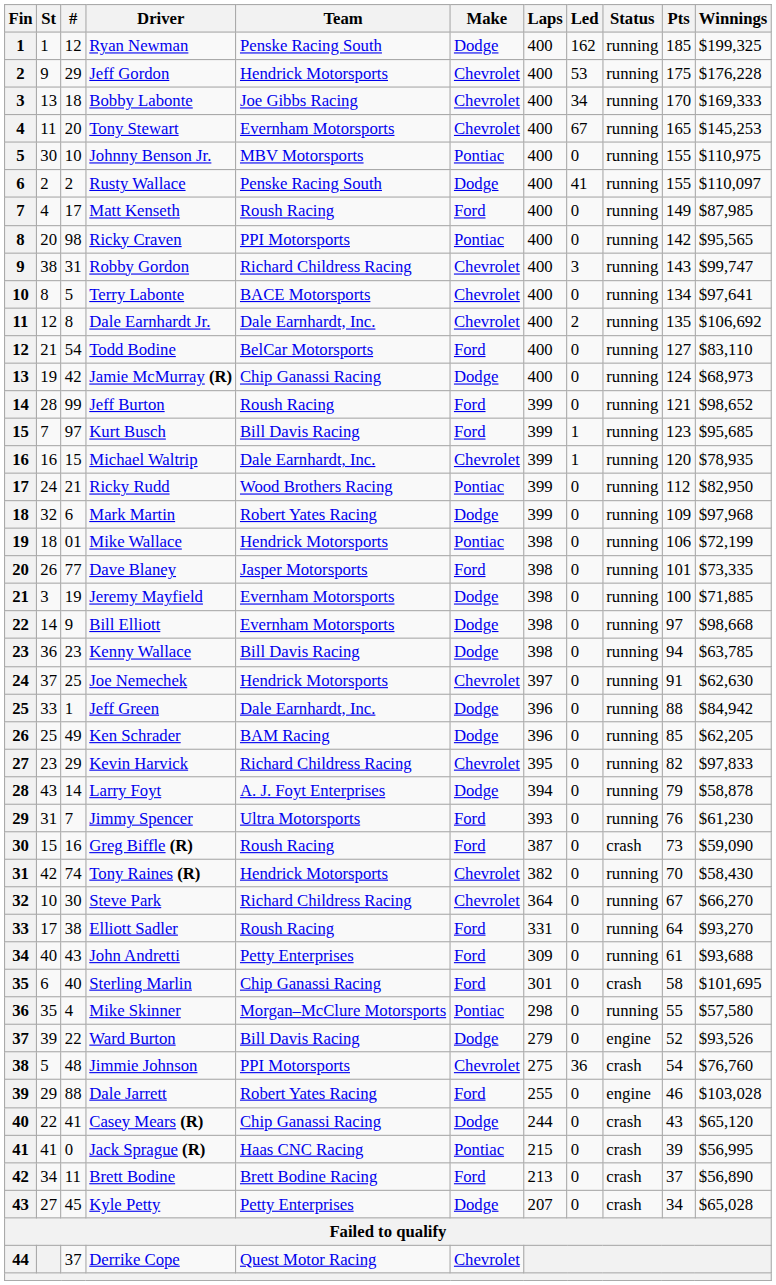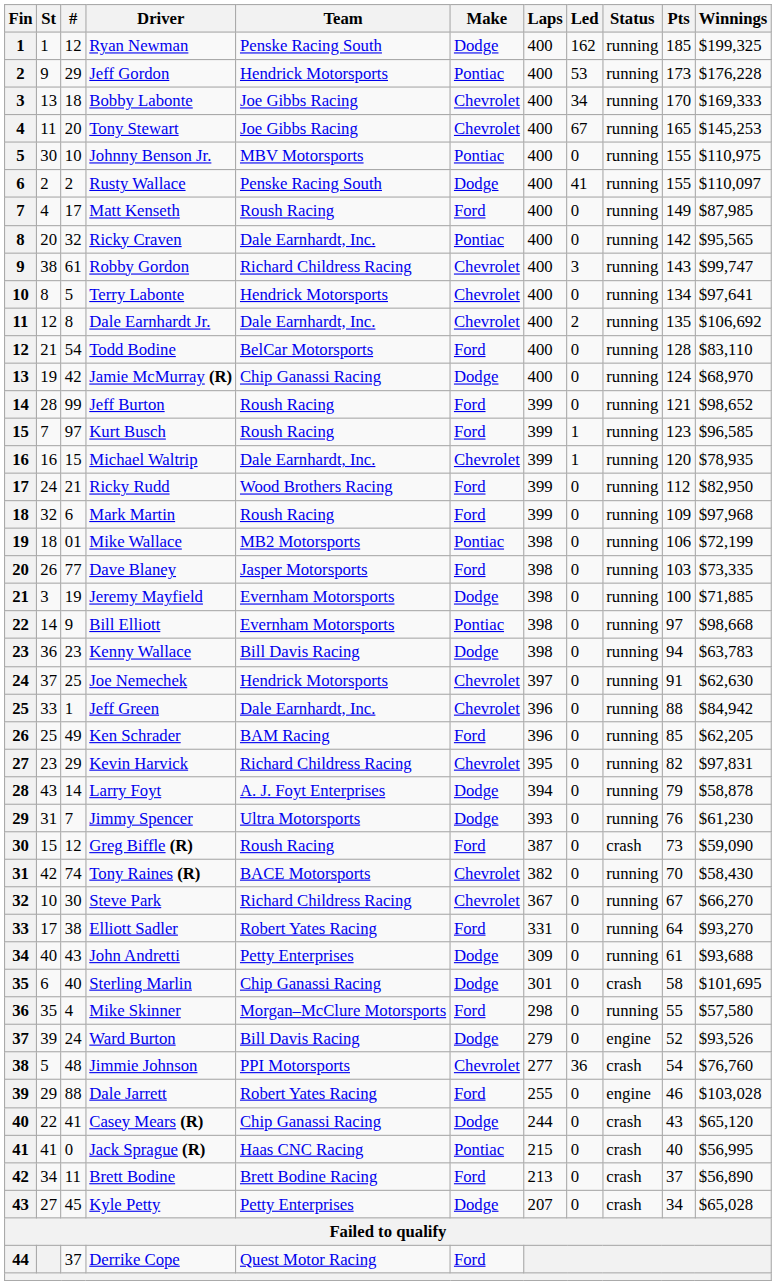(487, 73) Chevrolet -> (479, 73) Pontiac
(679, 73) 175 -> (679, 73) 173
(317, 128) Evernham Motorsports -> (299, 128) Joe Gibbs Racing
(73, 239) 98 -> (73, 239) 32
(295, 239) PPI Motorsports -> (308, 239) Dale Earnhardt, Inc.
(73, 266) 31 -> (73, 266) 61
(305, 294) BACE Motorsports -> (314, 294) Hendrick Motorsports
(679, 349) 127 -> (679, 349) 128
(726, 376) $68,973 -> (726, 376) $68,970
(300, 432) Bill Davis Racing -> (287, 432) Roush Racing
(726, 432) $95,685 -> (726, 432) $96,585
(479, 487) Pontiac -> (470, 487) Ford
(308, 514) Robert Yates Racing -> (287, 514) Roush Racing
(476, 514) Dodge -> (470, 514) Ford
(314, 542) Hendrick Motorsports -> (300, 542) MB2 Motorsports
(679, 569) 101 -> (679, 569) 103
(476, 624) Dodge -> (479, 624) Pontiac
(726, 652) $63,785 -> (726, 652) $63,783
(476, 707) Dodge -> (487, 707) Chevrolet
(476, 735) Dodge -> (470, 735) Ford
(726, 762) $97,833 -> (726, 762) $97,831
(470, 817) Ford -> (476, 817) Dodge
(73, 845) 16 -> (73, 845) 12
(314, 873) Hendrick Motorsports -> (305, 873) BACE Motorsports
(540, 900) 364 -> (540, 900) 367
(287, 928) Roush Racing -> (308, 928) Robert Yates Racing
(470, 955) Ford -> (476, 955) Dodge
(470, 983) Ford -> (476, 983) Dodge
(479, 1010) Pontiac -> (470, 1010) Ford
(73, 1038) 22 -> (73, 1038) 24
(540, 1066) 275 -> (540, 1066) 277
(674, 1148) 39 -> (674, 1148) 40
(487, 1259) Chevrolet -> (470, 1259) Ford
